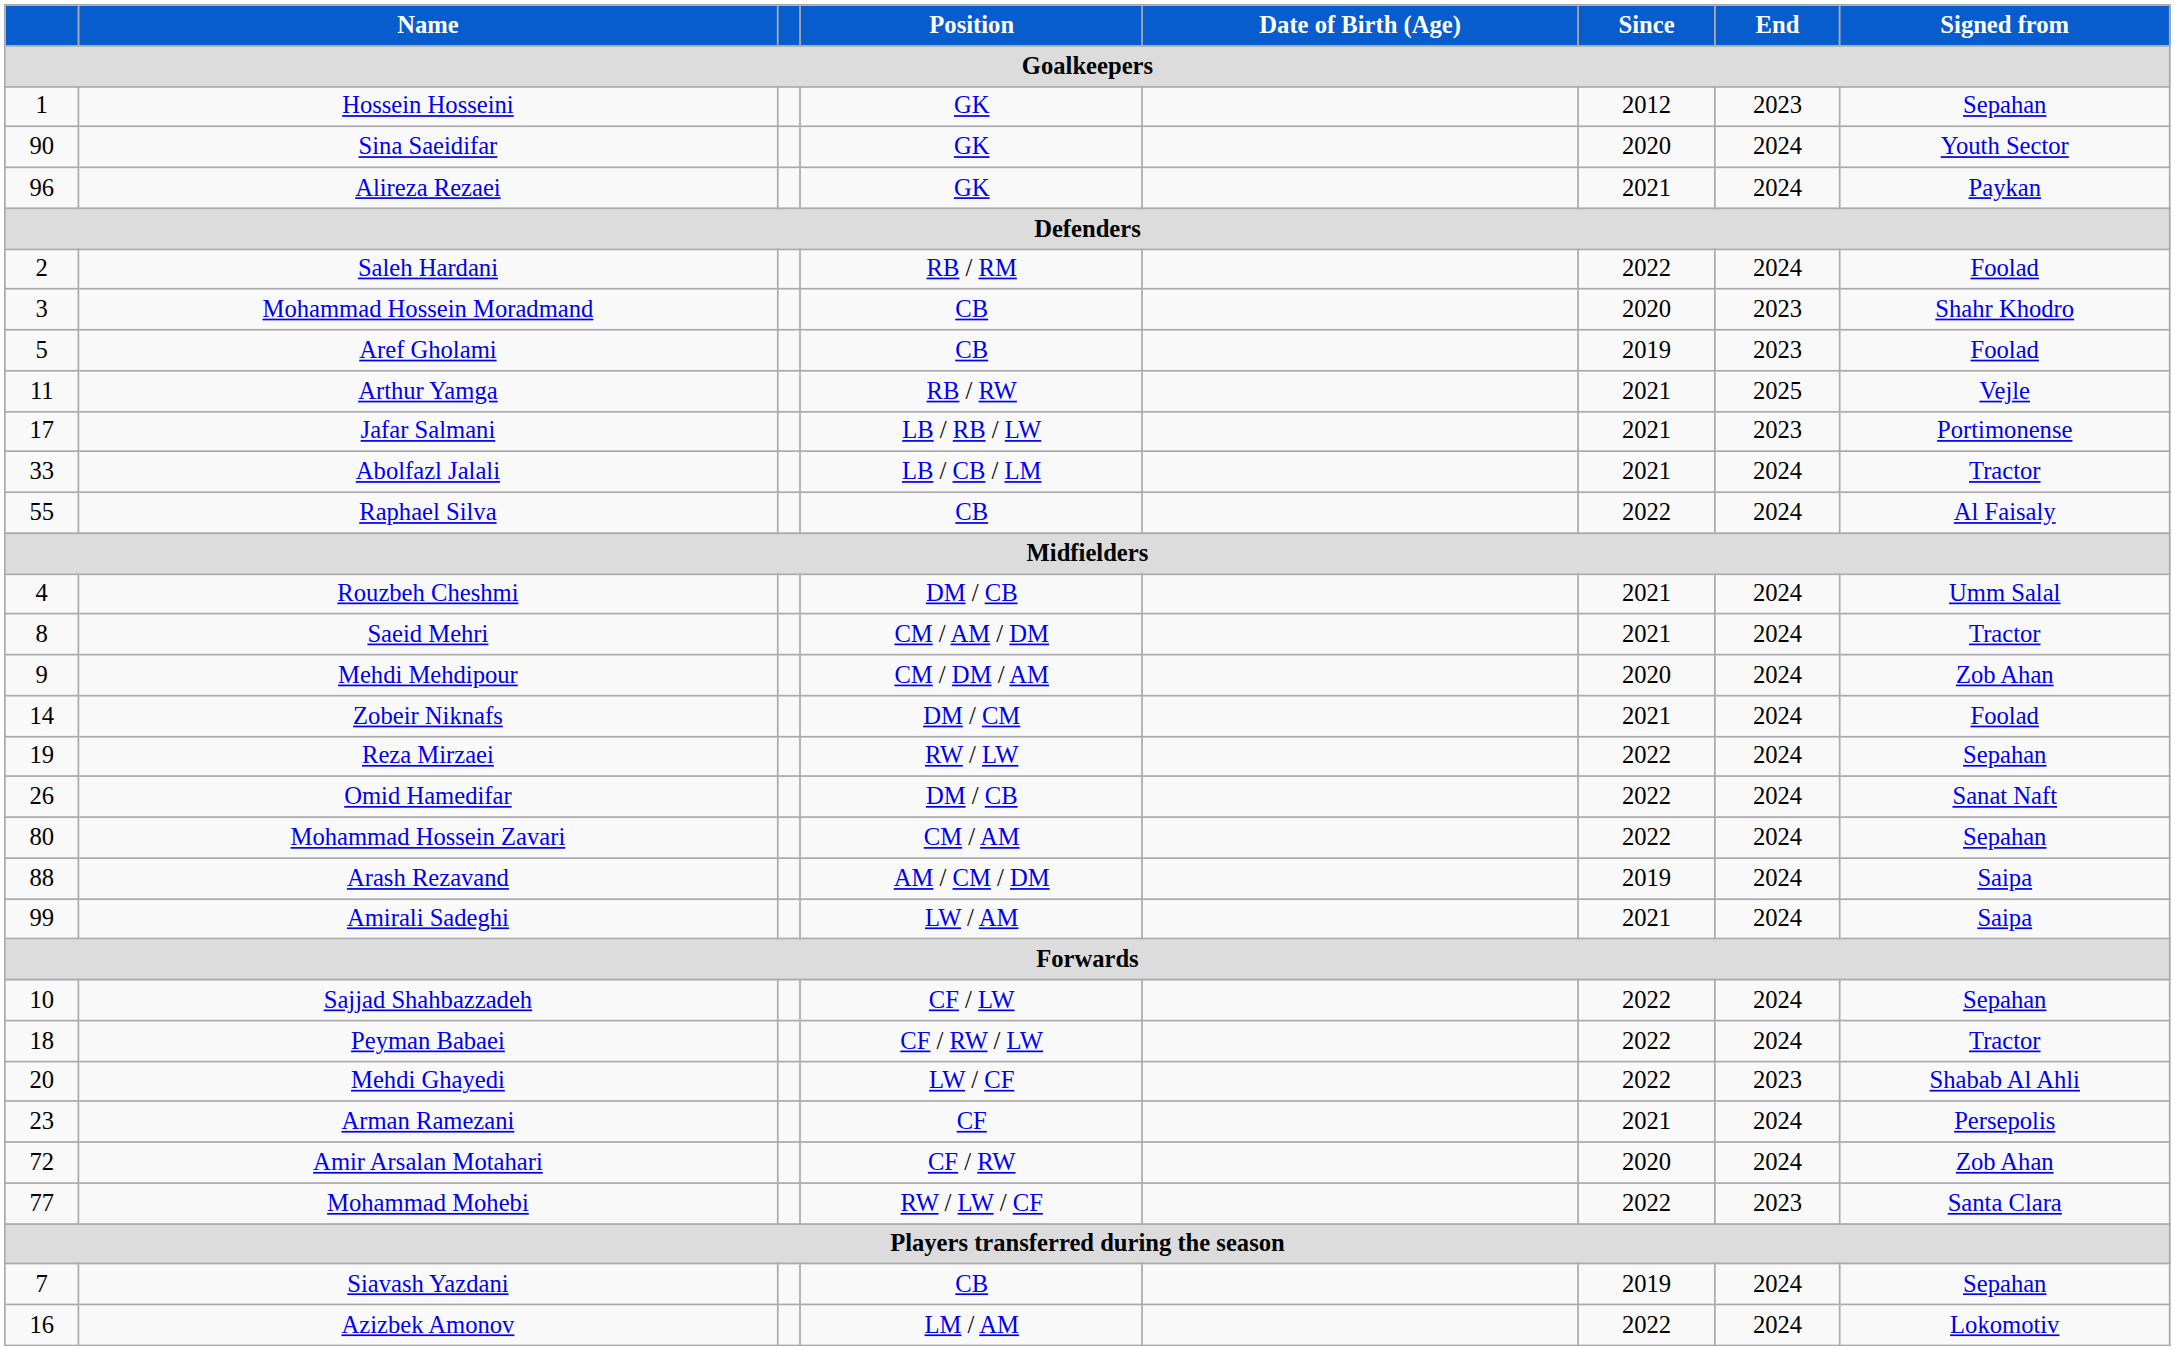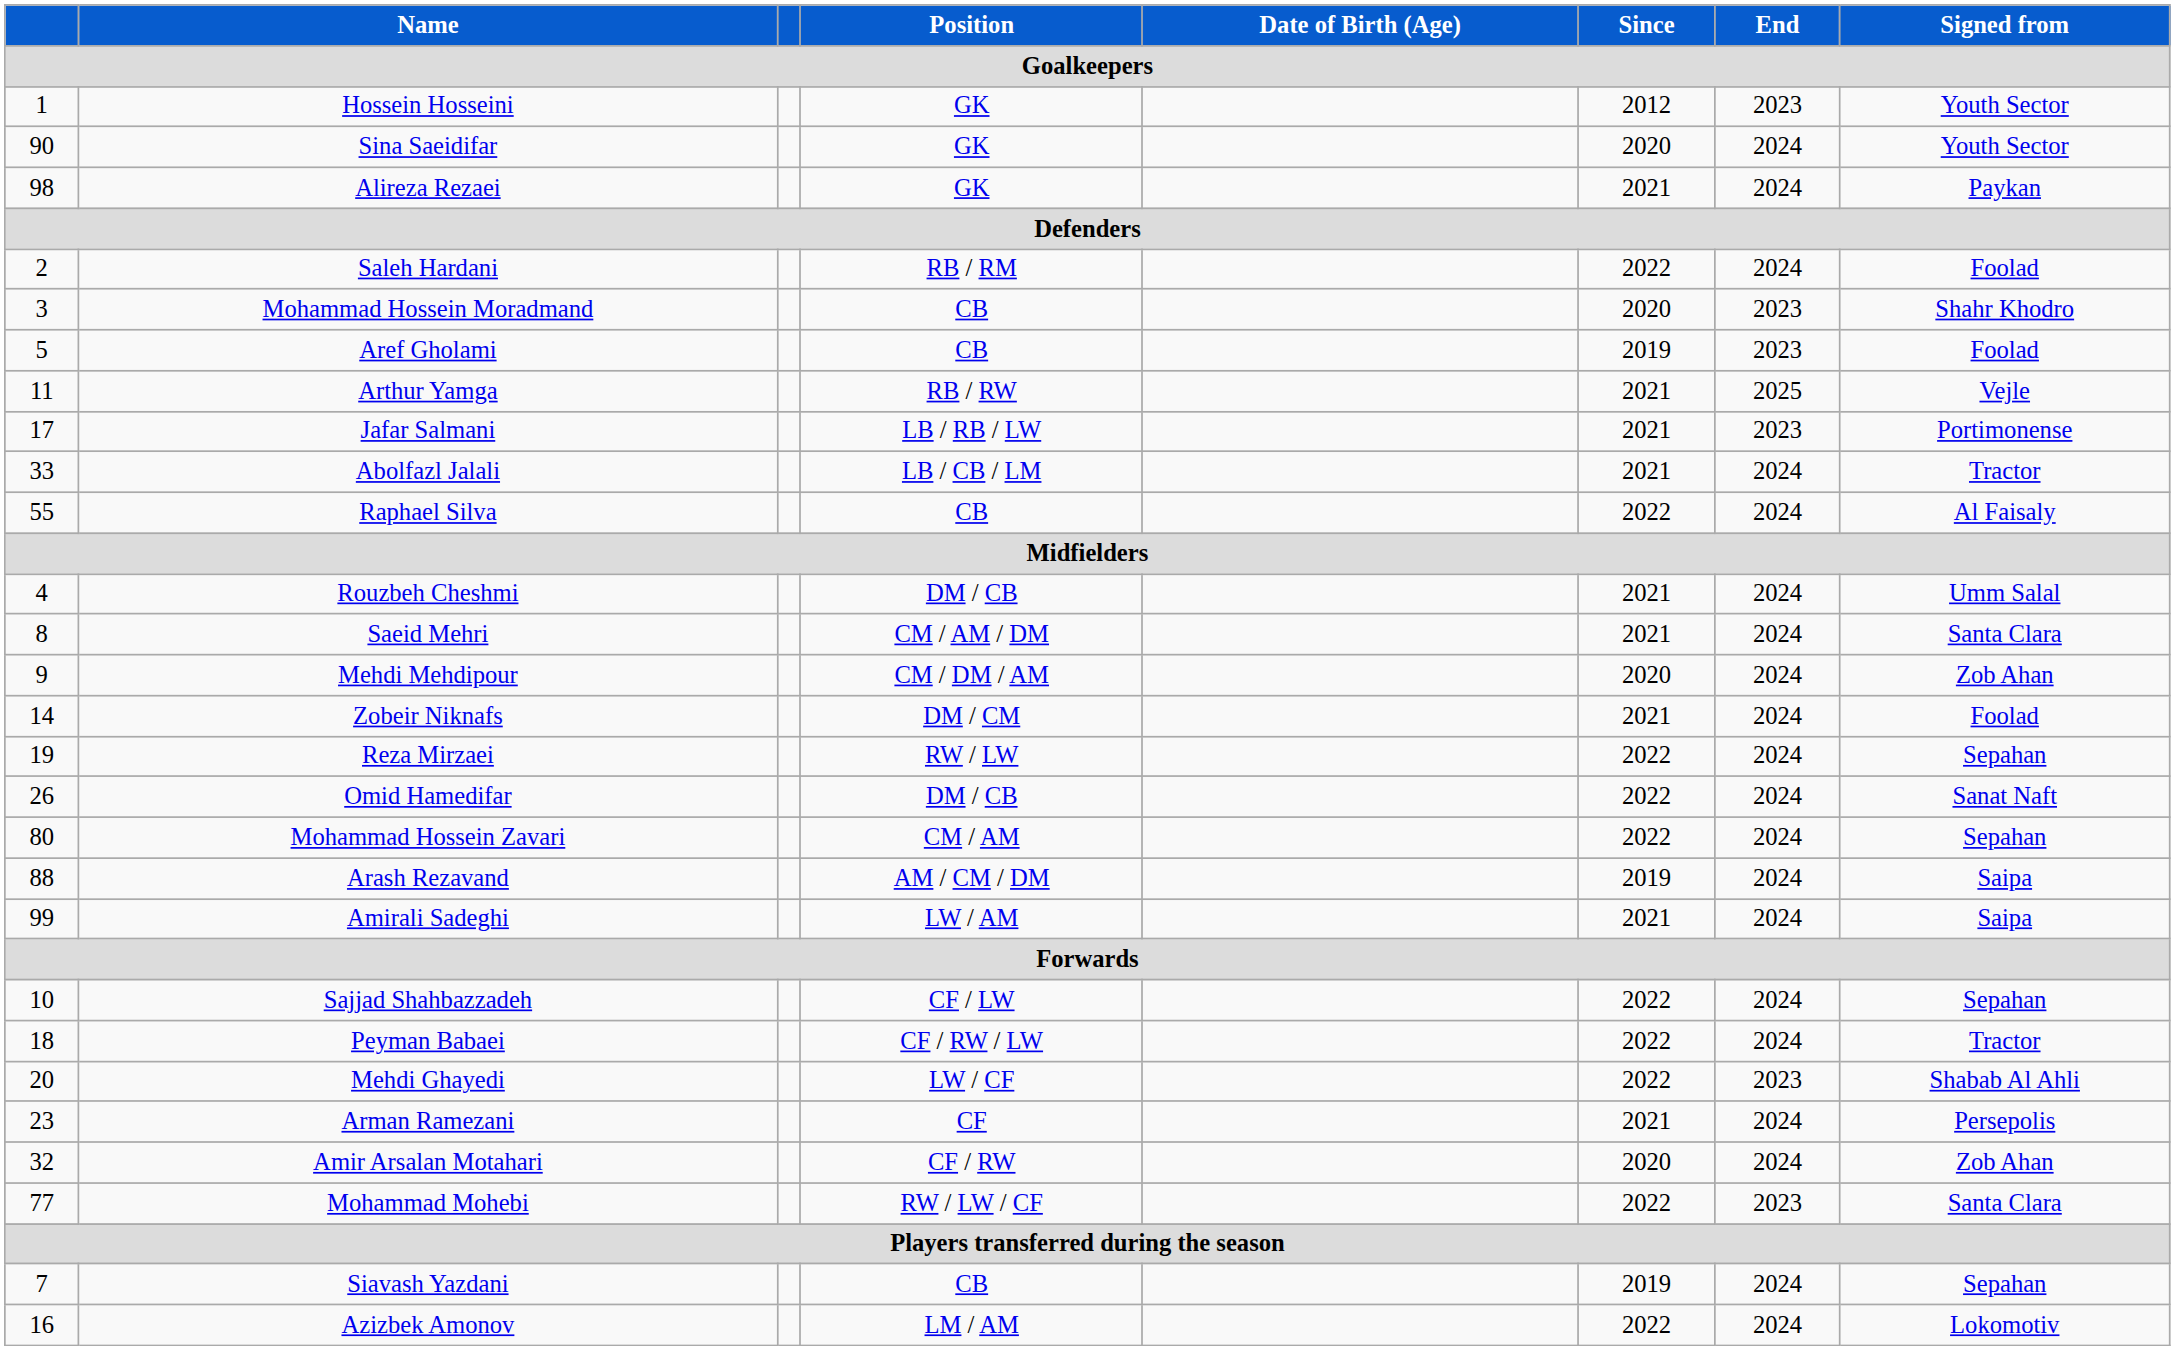(2005, 106) Sepahan -> (2005, 106) Youth Sector
(42, 187) 96 -> (42, 187) 98
(2005, 634) Tractor -> (2005, 634) Santa Clara
(42, 1162) 72 -> (42, 1162) 32
